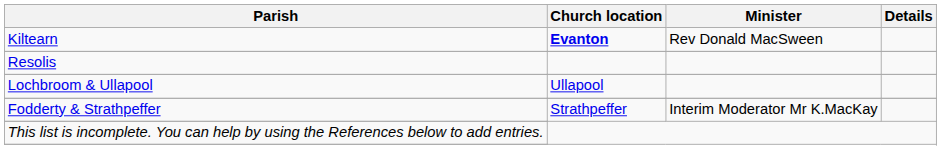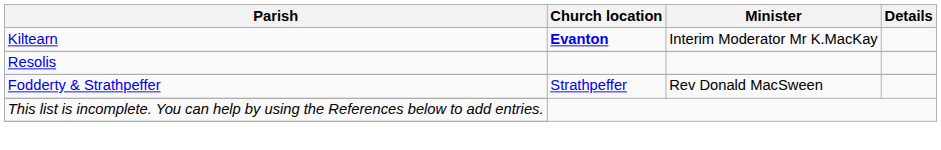(746, 39) Rev Donald MacSween -> (773, 39) Interim Moderator Mr K.MacKay
- row: (80, 86)
(773, 109) Interim Moderator Mr K.MacKay -> (746, 86) Rev Donald MacSween
